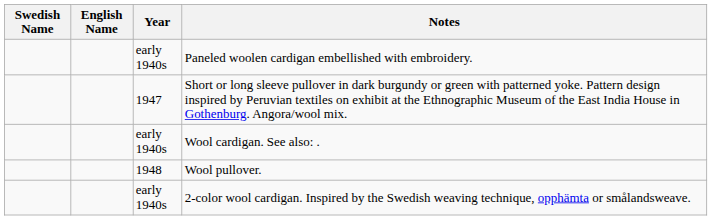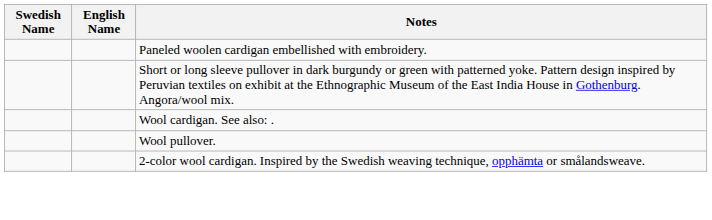- column: (157, 22)
